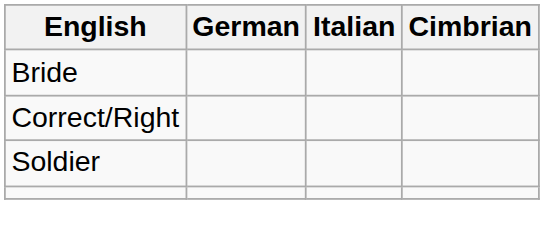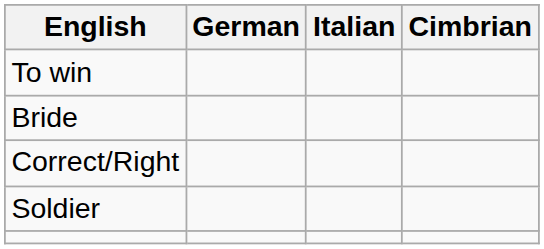+ row: (52, 72)
